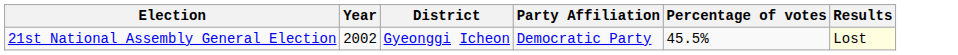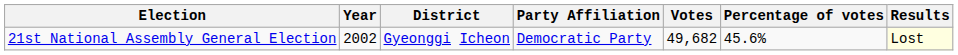+ column: (692, 16)
(688, 39) 45.5% -> (745, 39) 45.6%
